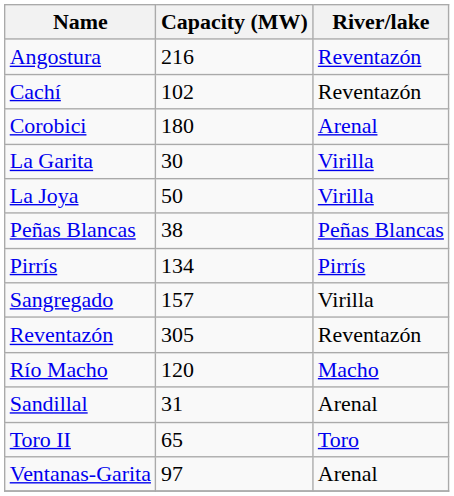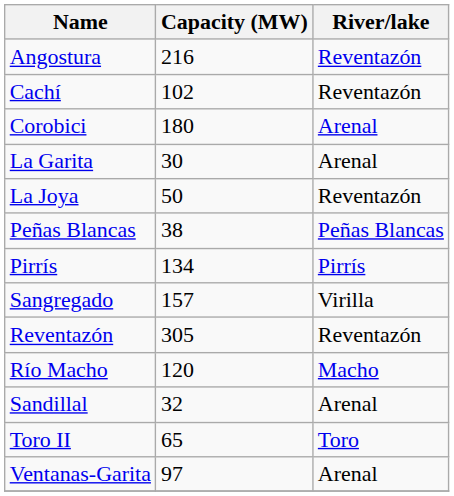(346, 160) Virilla -> (348, 160) Arenal
(346, 195) Virilla -> (370, 195) Reventazón
(172, 404) 31 -> (172, 404) 32
